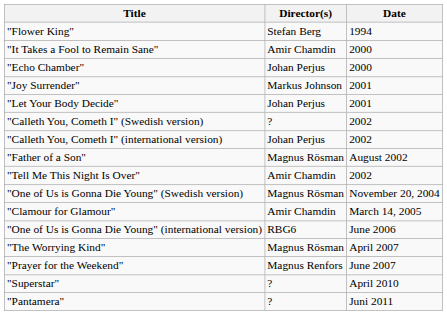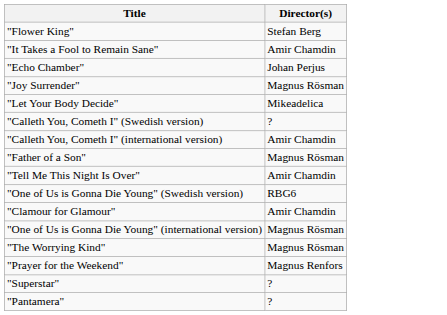- column: (394, 13)
(305, 85) Markus Johnson -> (306, 85) Magnus Rösman
(296, 103) Johan Perjus -> (295, 103) Mikeadelica
(296, 139) Johan Perjus -> (302, 139) Amir Chamdin
(306, 193) Magnus Rösman -> (282, 193) RBG6
(282, 229) RBG6 -> (306, 229) Magnus Rösman
